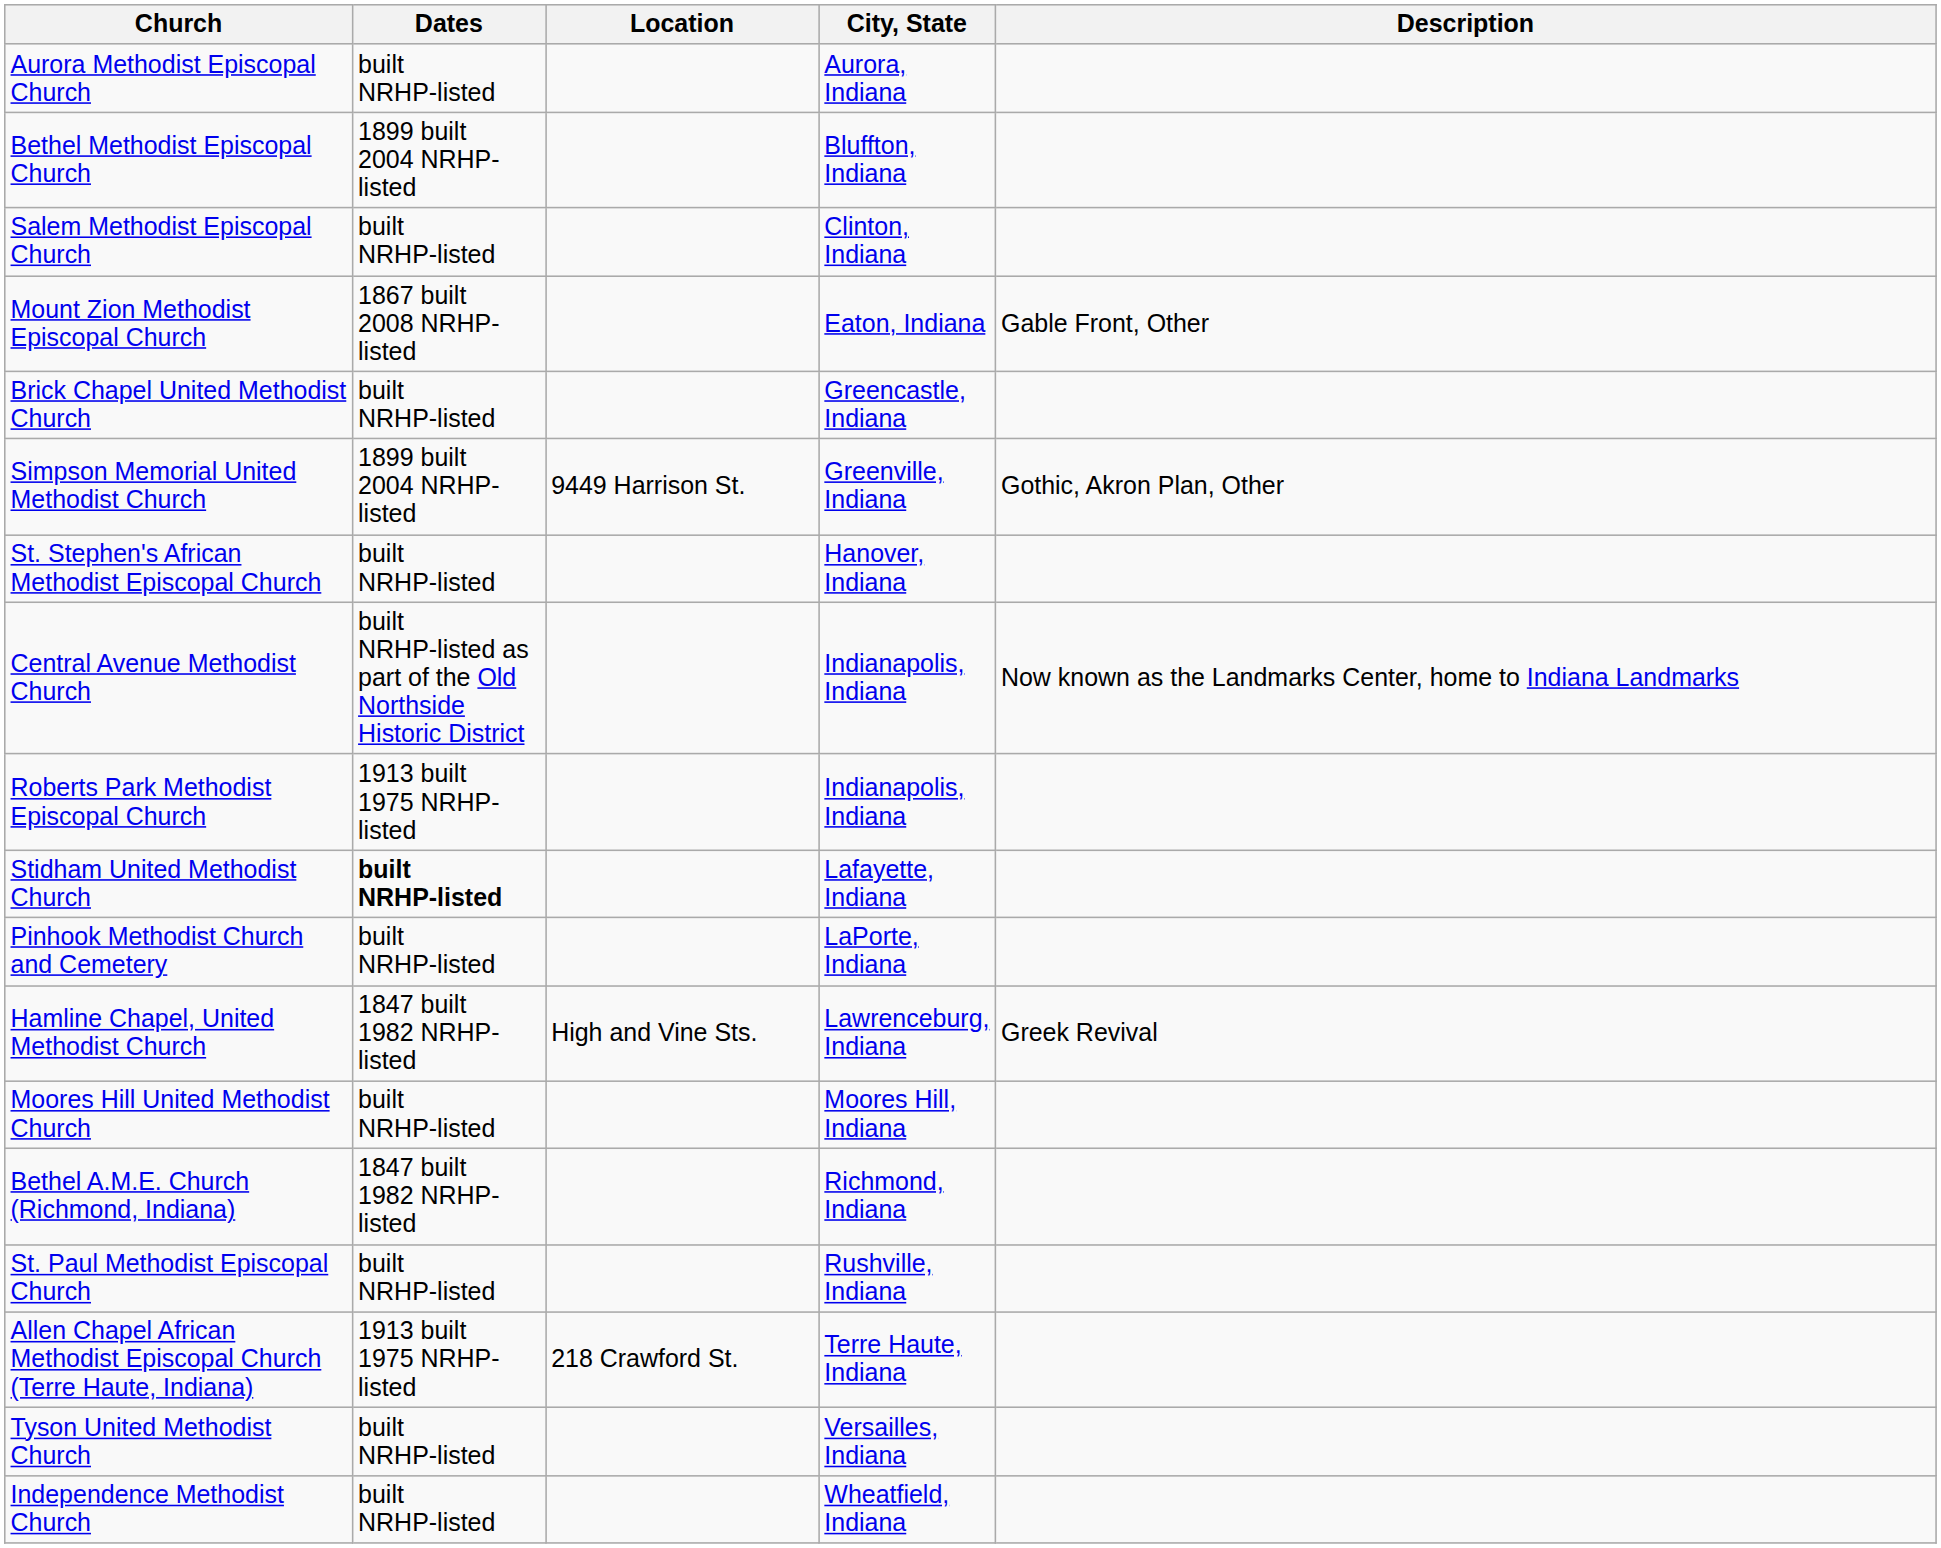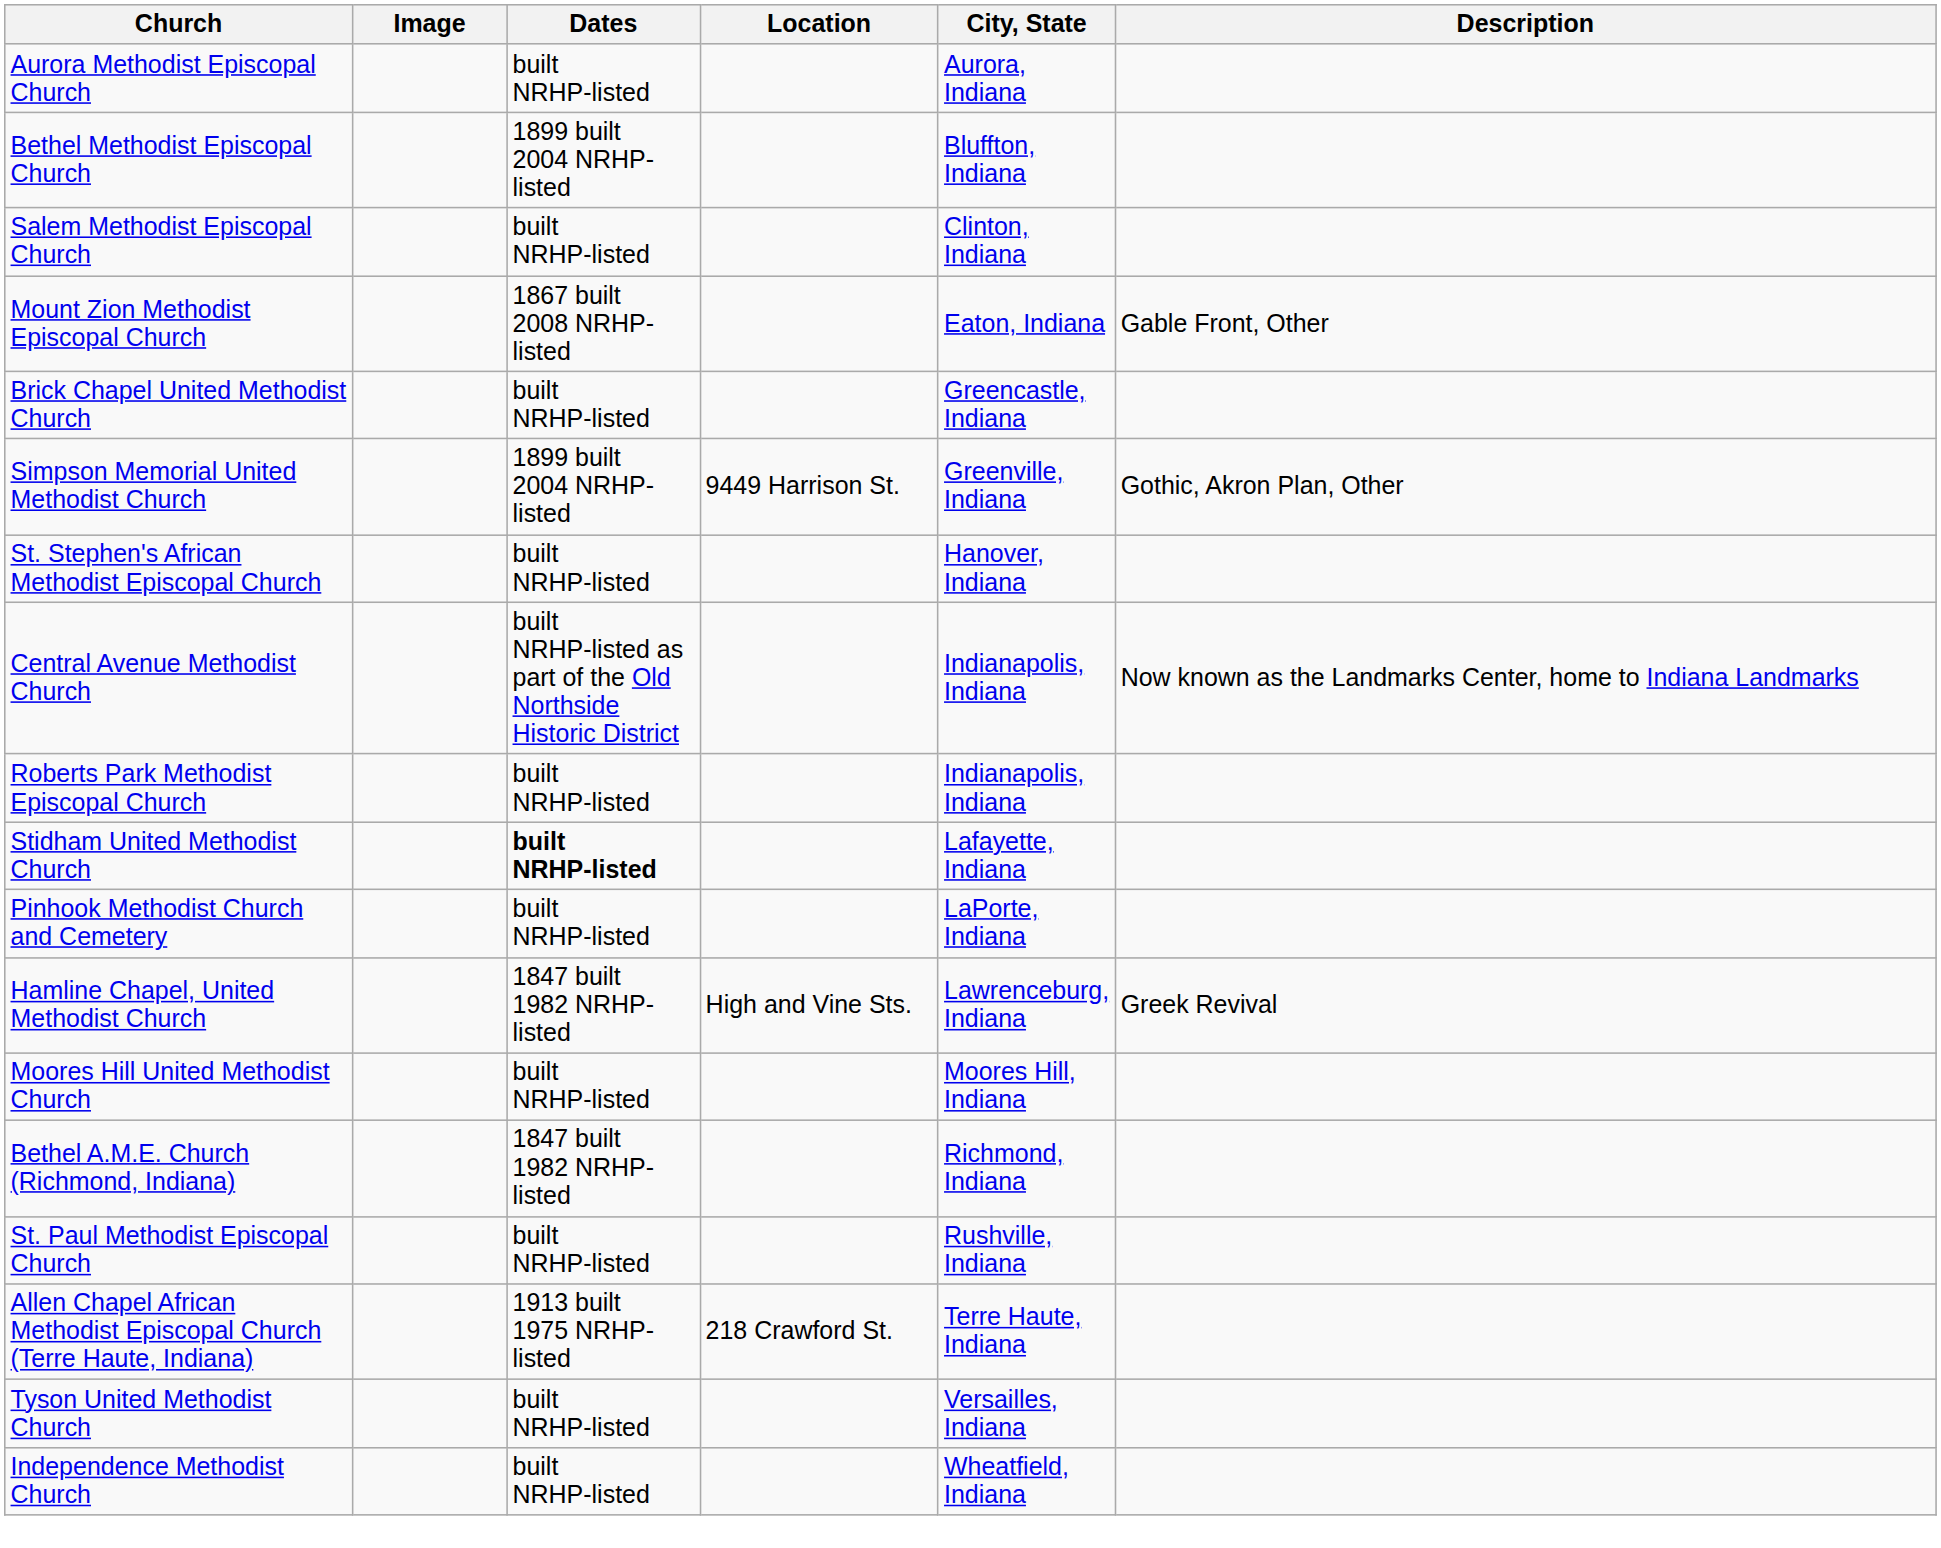+ column: (430, 24)
(429, 801) 1913 built 1975 NRHP-listed -> (581, 787) built NRHP-listed
